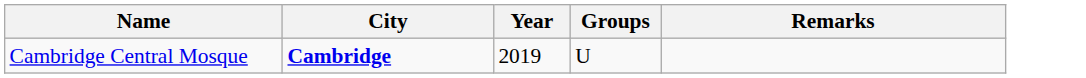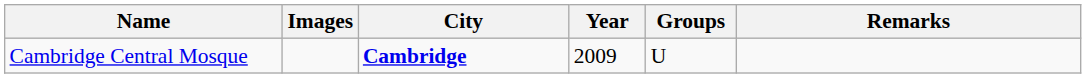+ column: (320, 21)
(520, 55) 2019 -> (595, 55) 2009
